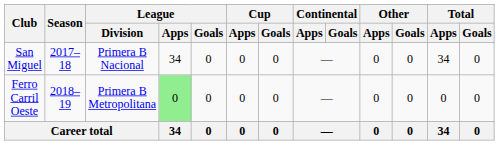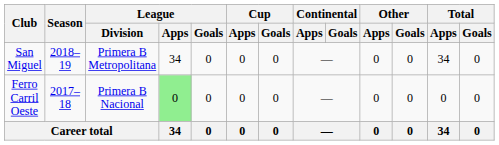(65, 58) 2017–18 -> (65, 58) 2018–19
(122, 58) Primera B Nacional -> (122, 58) Primera B Metropolitana
(65, 98) 2018–19 -> (65, 98) 2017–18
(122, 98) Primera B Metropolitana -> (122, 98) Primera B Nacional
